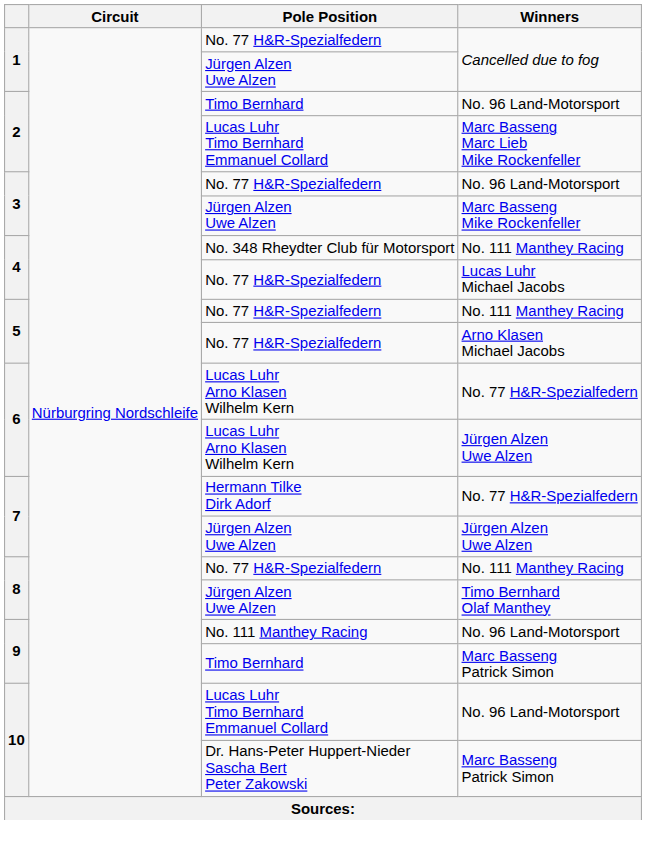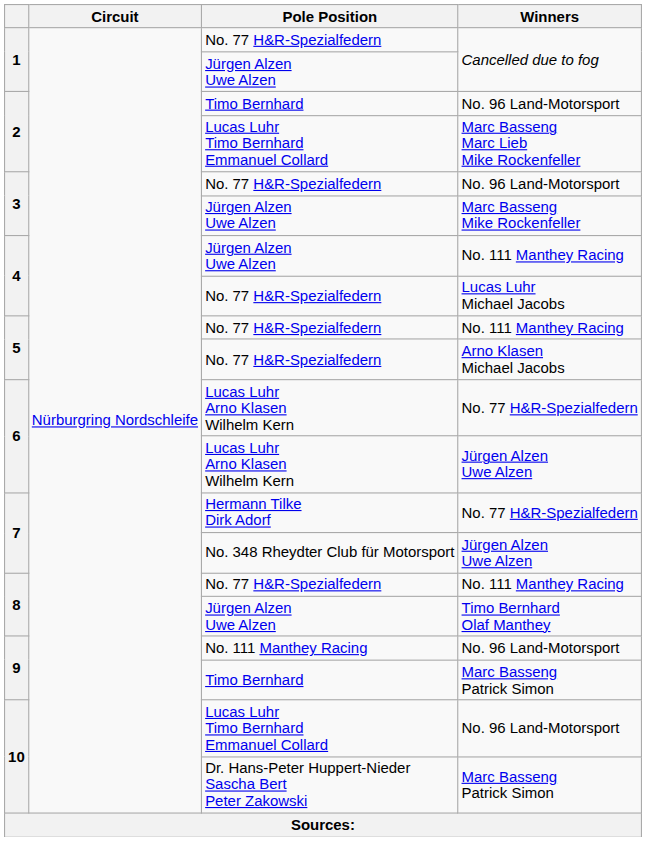(330, 247) No. 348 Rheydter Club für Motorsport -> (248, 255) Jürgen Alzen Uwe Alzen
(248, 536) Jürgen Alzen Uwe Alzen -> (330, 552) No. 348 Rheydter Club für Motorsport
